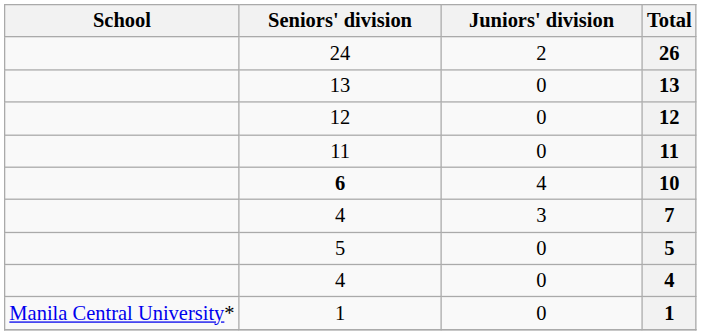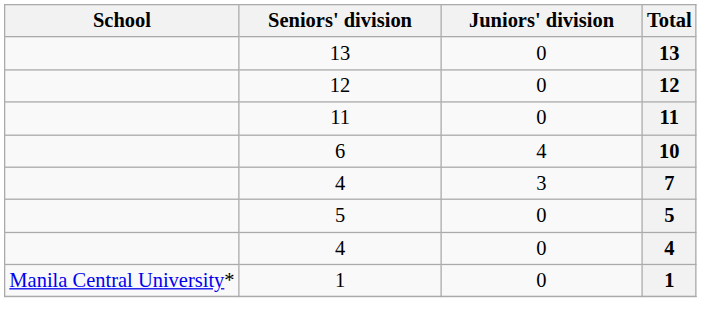- row: (669, 53)
(340, 183) bold -> (340, 150) normal
